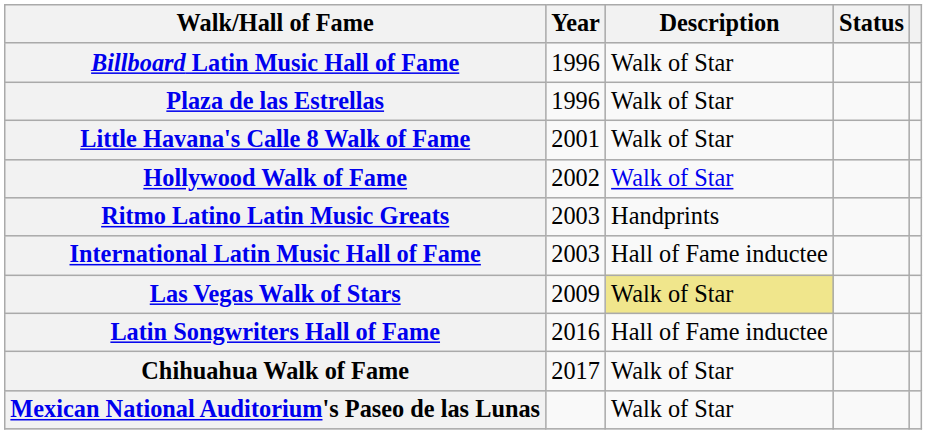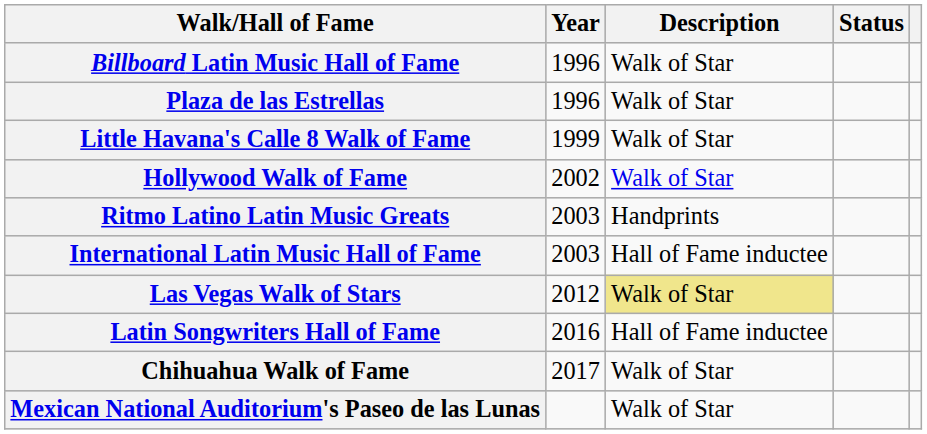(576, 139) 2001 -> (576, 139) 1999
(576, 293) 2009 -> (576, 293) 2012
